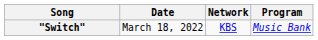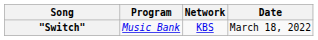columns swapped: (282, 12) <-> (163, 12)
